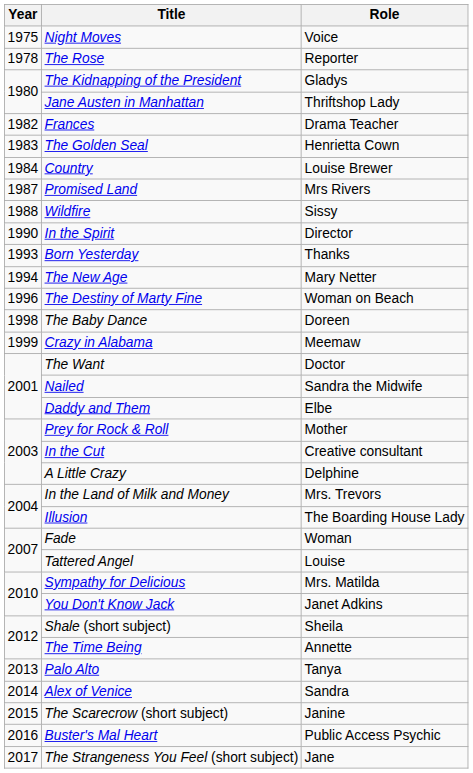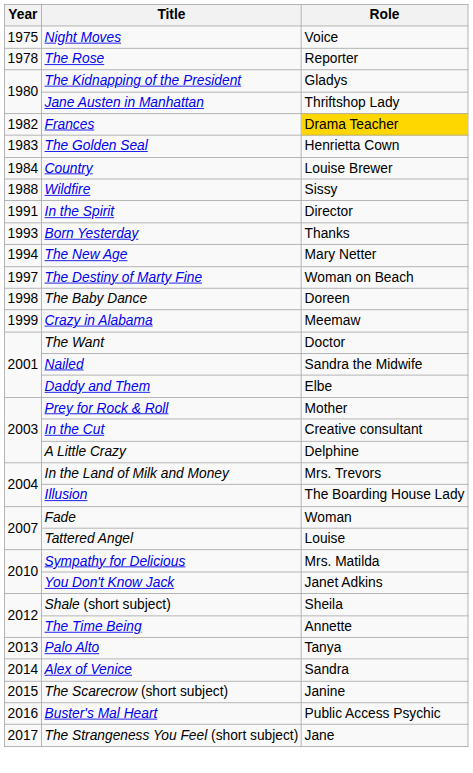(351, 124) no background -> (351, 124) gold background
- row: (91, 189)
(23, 233) 1990 -> (23, 211) 1991
(23, 299) 1996 -> (23, 277) 1997
